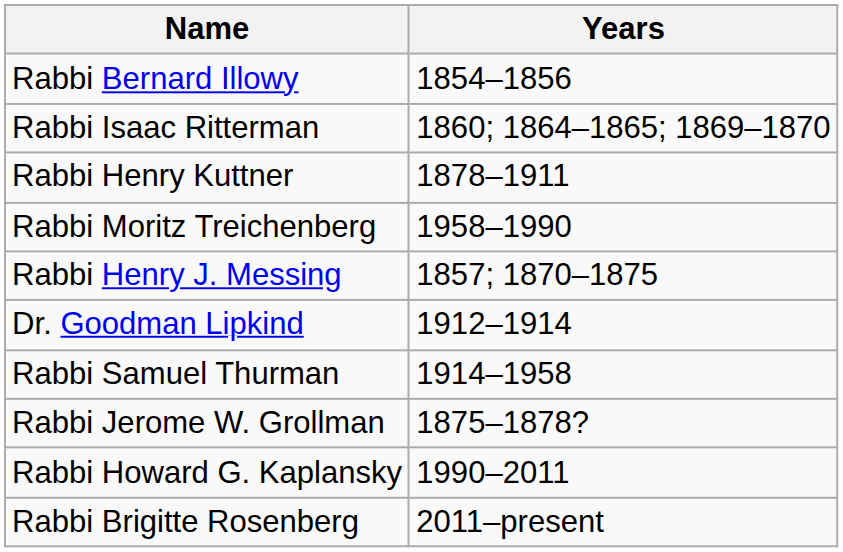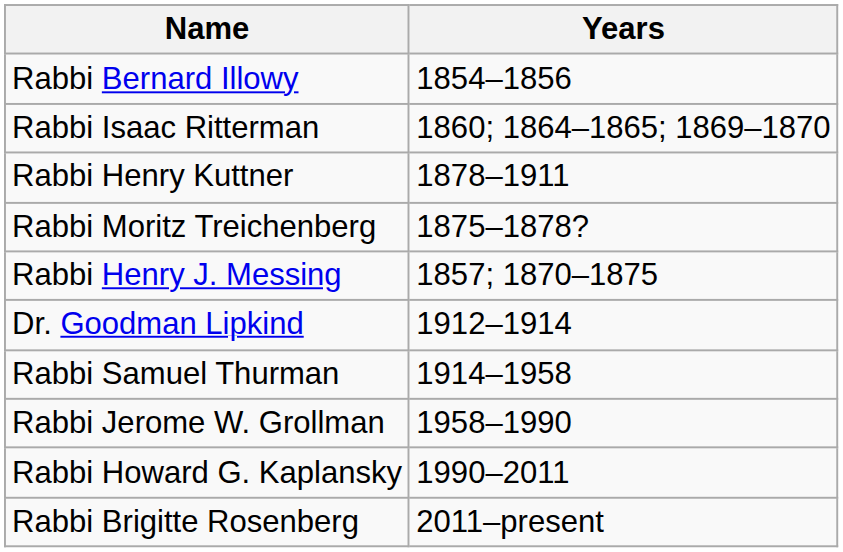(494, 226) 1958–1990 -> (503, 226) 1875–1878?
(503, 422) 1875–1878? -> (494, 422) 1958–1990
